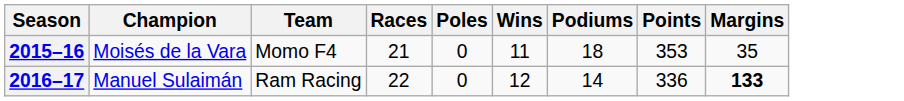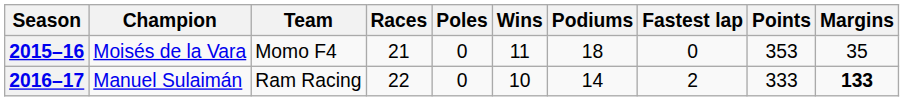+ column: (693, 20)
(520, 81) 12 -> (520, 81) 10
(672, 81) 336 -> (782, 81) 333
